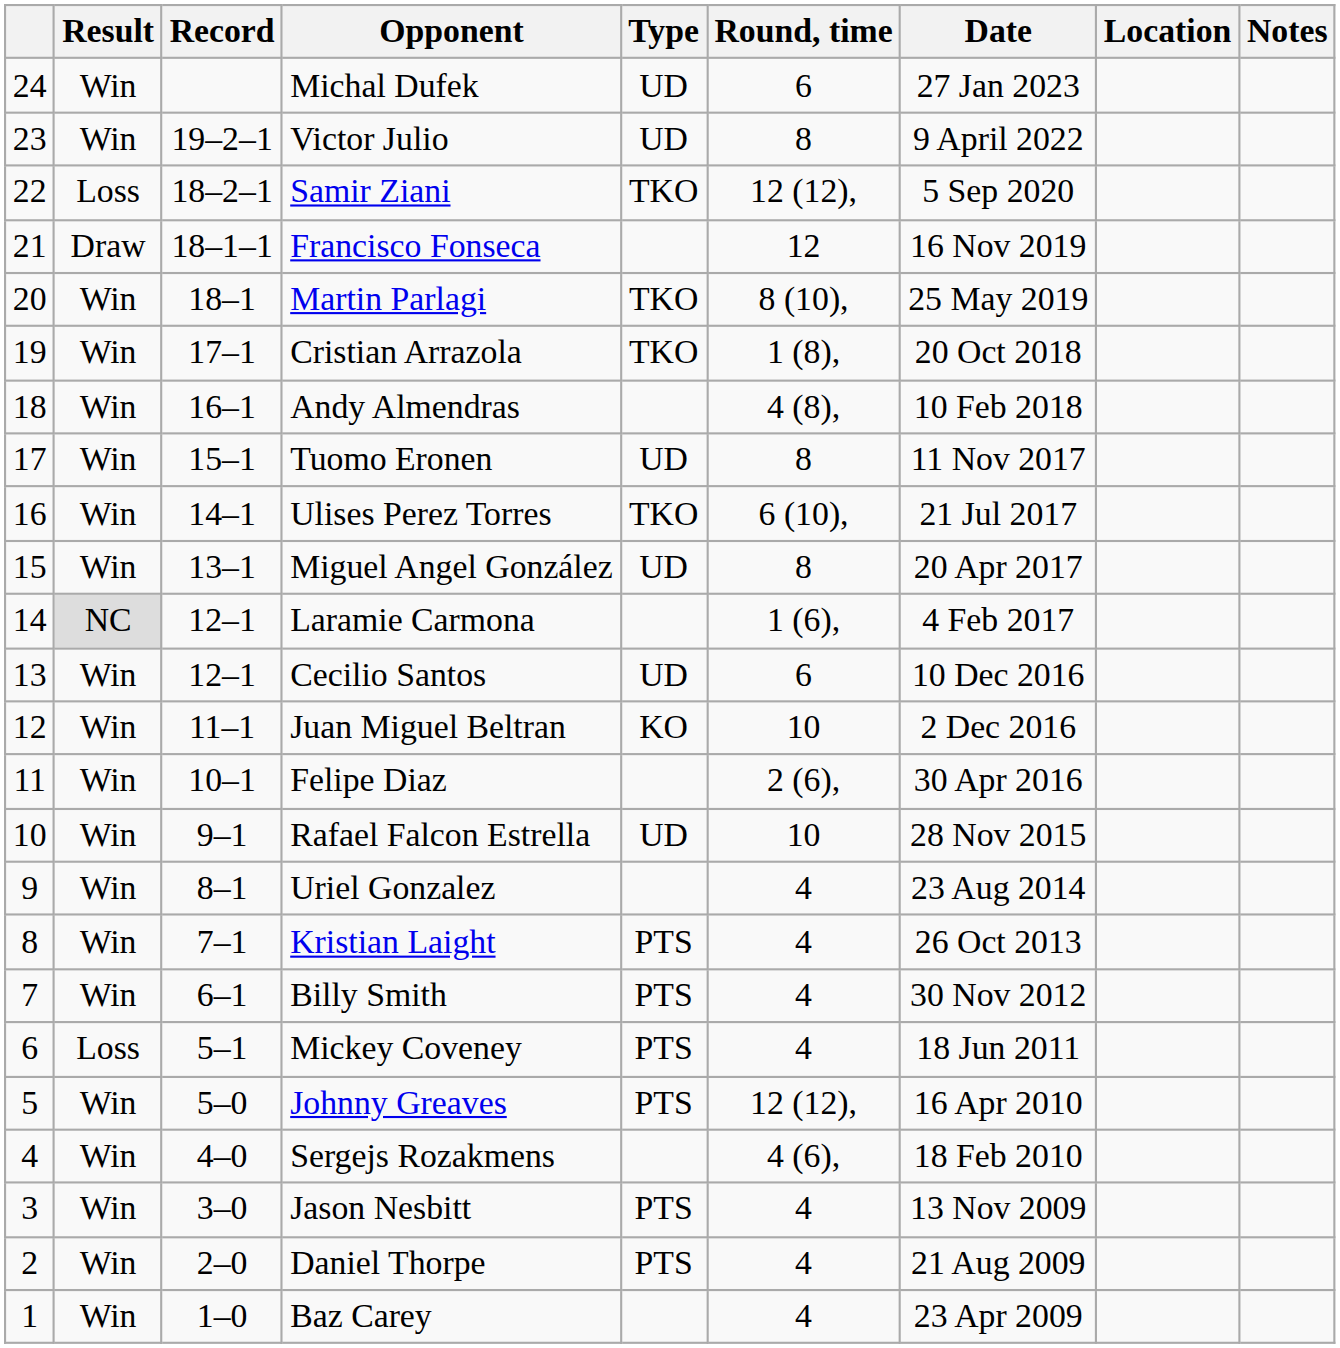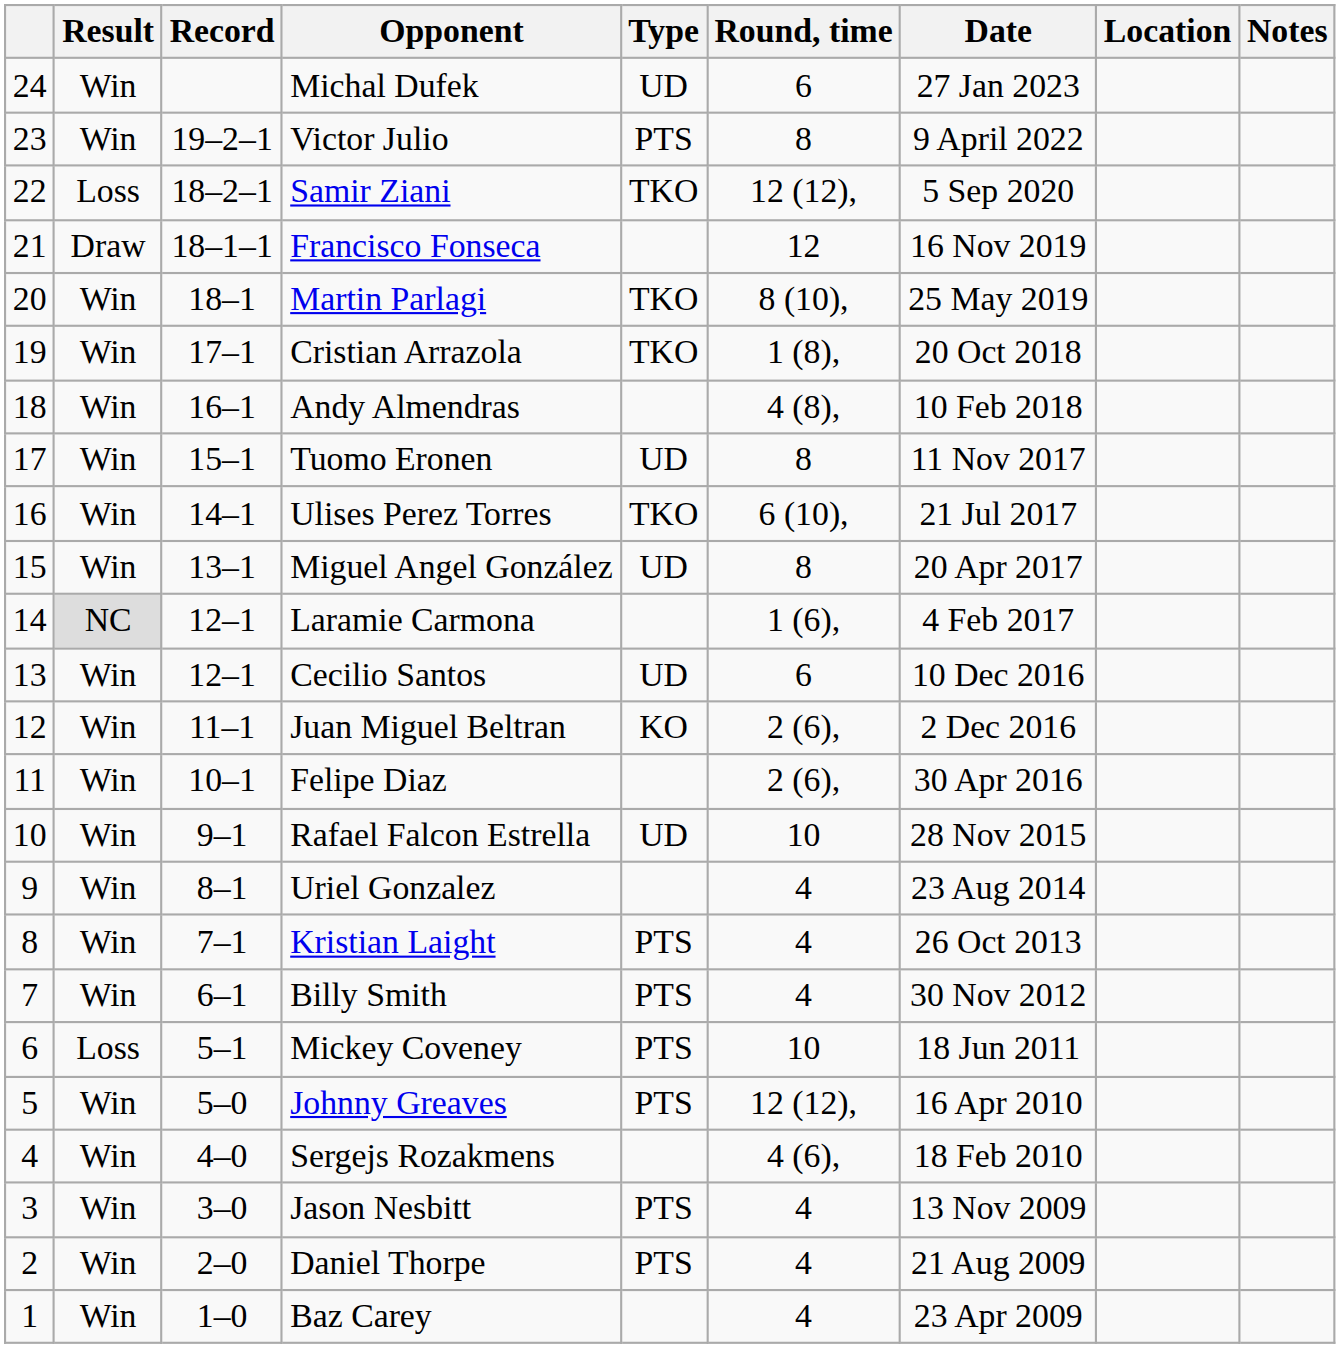(664, 138) UD -> (664, 138) PTS
(804, 727) 10 -> (804, 727) 2 (6),
(804, 1048) 4 -> (804, 1048) 10
